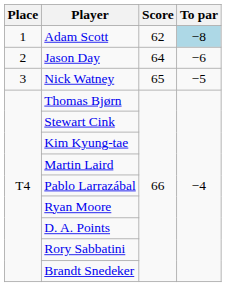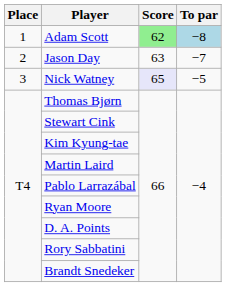(158, 36) no background -> (158, 36) lightgreen background
(158, 57) 64 -> (158, 57) 63
(199, 57) −6 -> (199, 57) −7
(158, 79) no background -> (158, 79) lavender background
